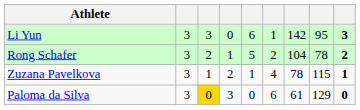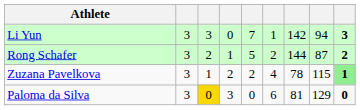(252, 34) 6 -> (252, 34) 7
(321, 34) 95 -> (321, 34) 94
(297, 54) 104 -> (297, 54) 144
(321, 54) 78 -> (321, 54) 87
(252, 74) 1 -> (252, 74) 2
(345, 74) no background -> (345, 74) lightgreen background
(297, 94) 61 -> (297, 94) 81
